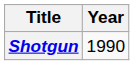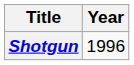(106, 45) 1990 -> (106, 45) 1996
